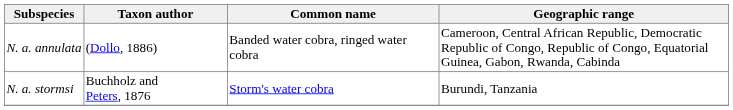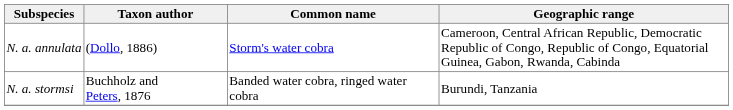(318, 47) Banded water cobra, ringed water cobra -> (282, 47) Storm's water cobra
(282, 88) Storm's water cobra -> (318, 88) Banded water cobra, ringed water cobra
